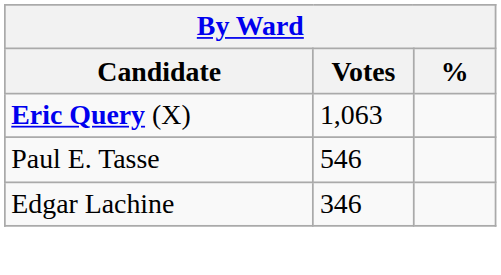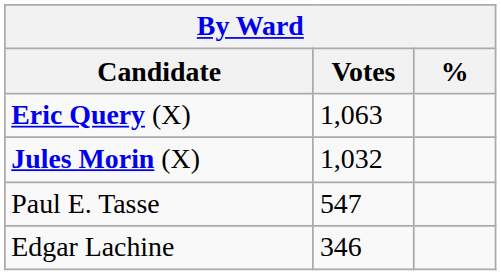+ row: (106, 159)
(341, 159) 546 -> (341, 203) 547
